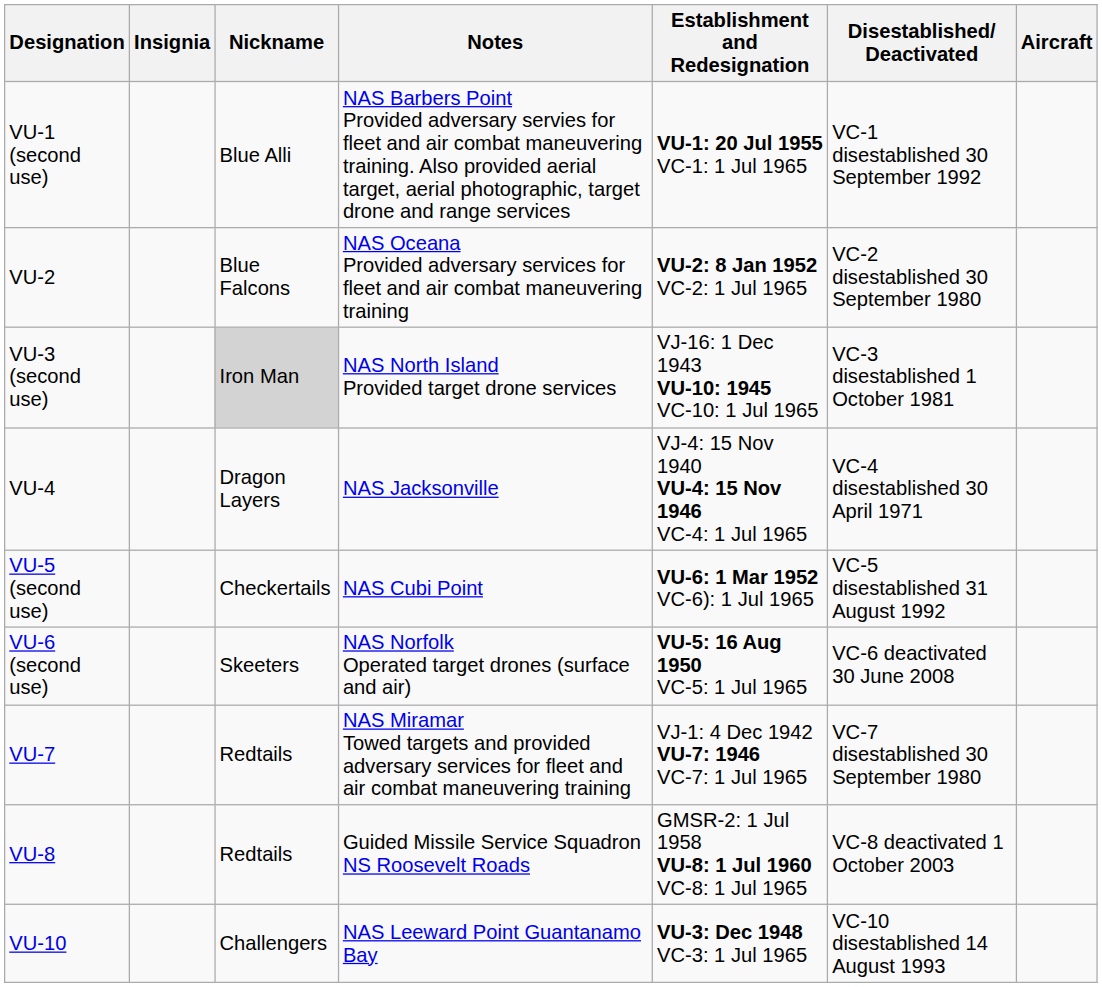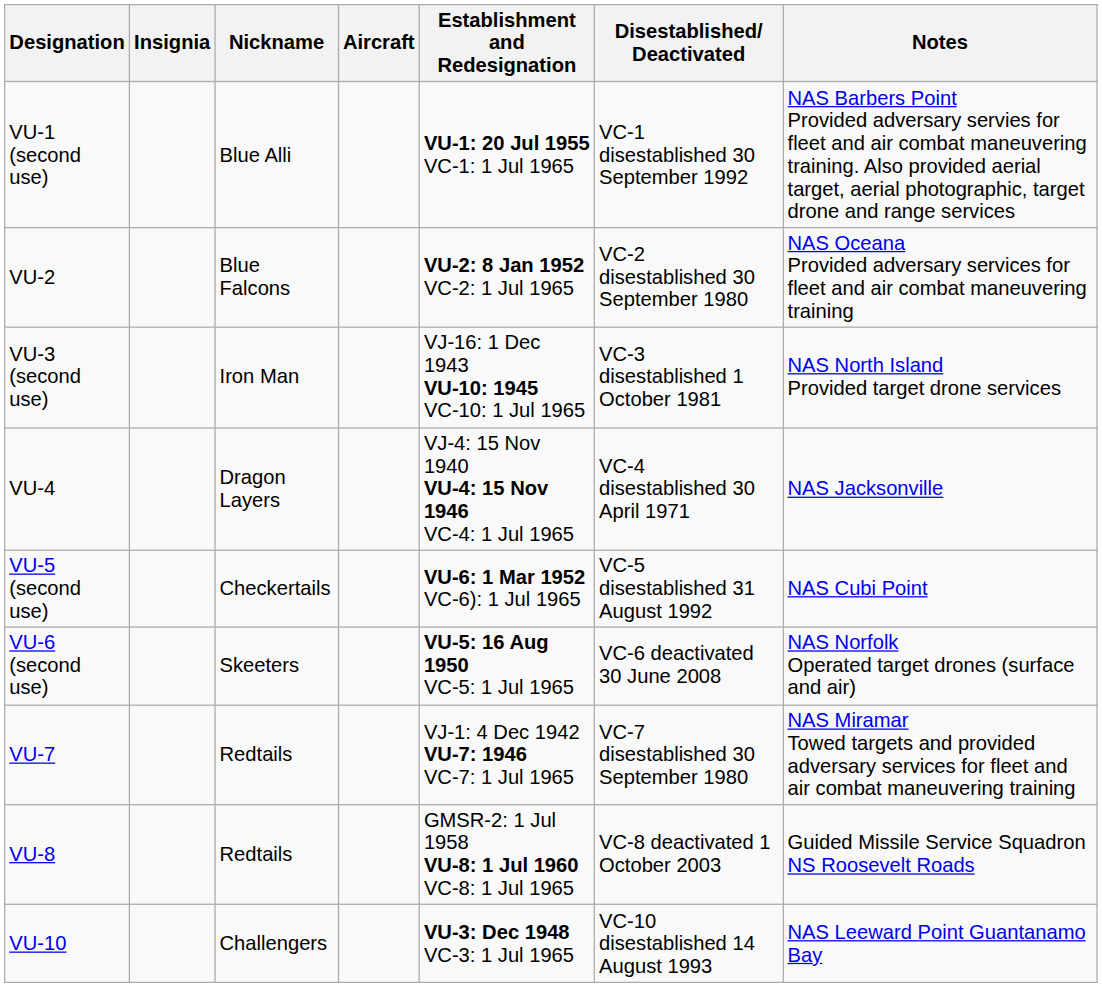columns swapped: (1057, 43) <-> (495, 43)
(259, 377) lightgrey background -> (259, 377) no background
